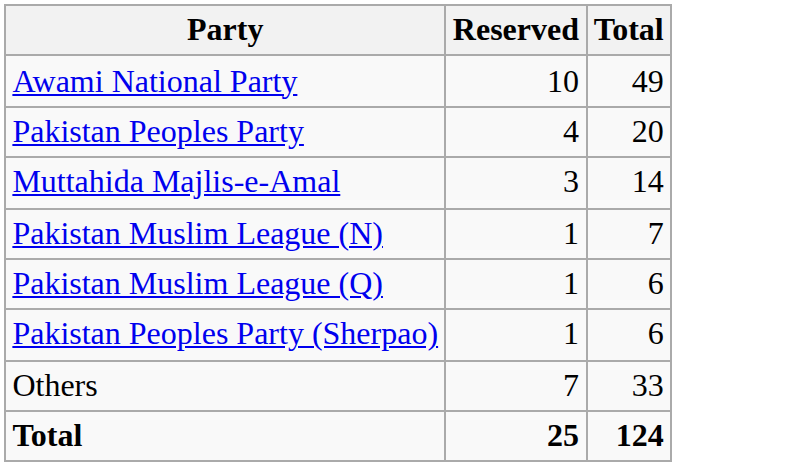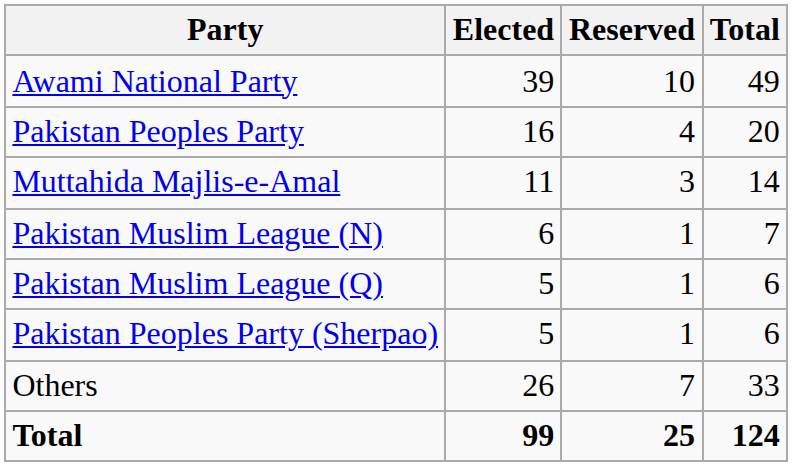+ column: (504, 29)
